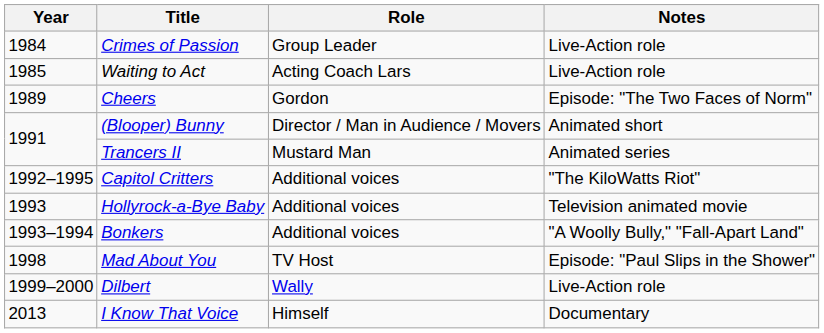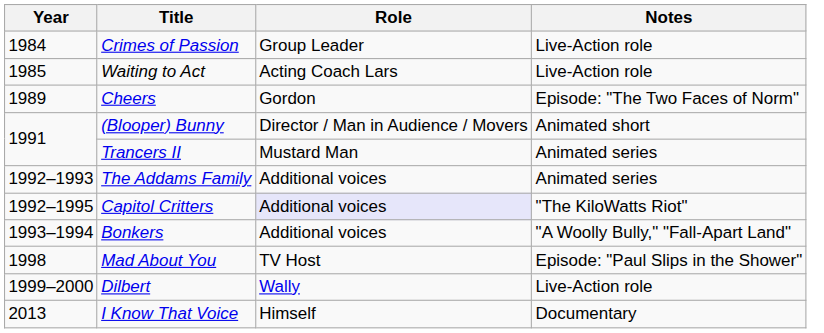+ row: (176, 179)
(336, 179) no background -> (323, 206) lavender background
- row: (183, 206)
